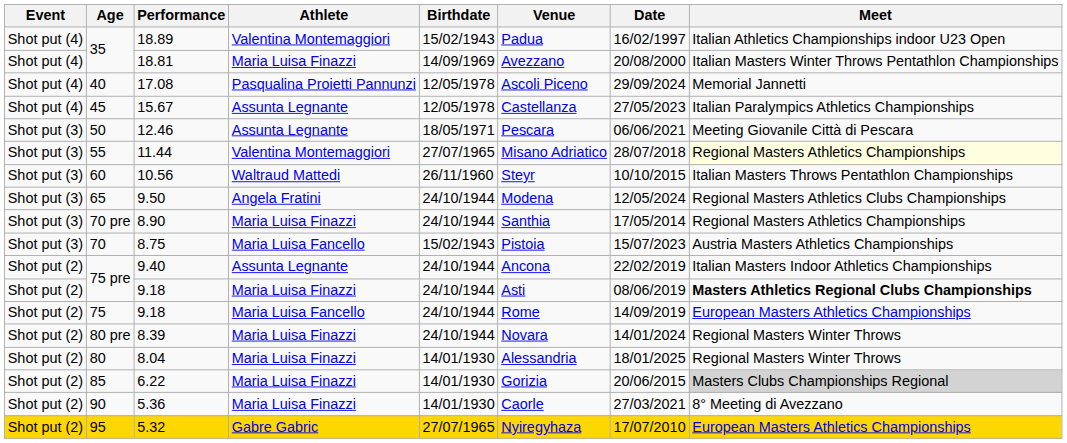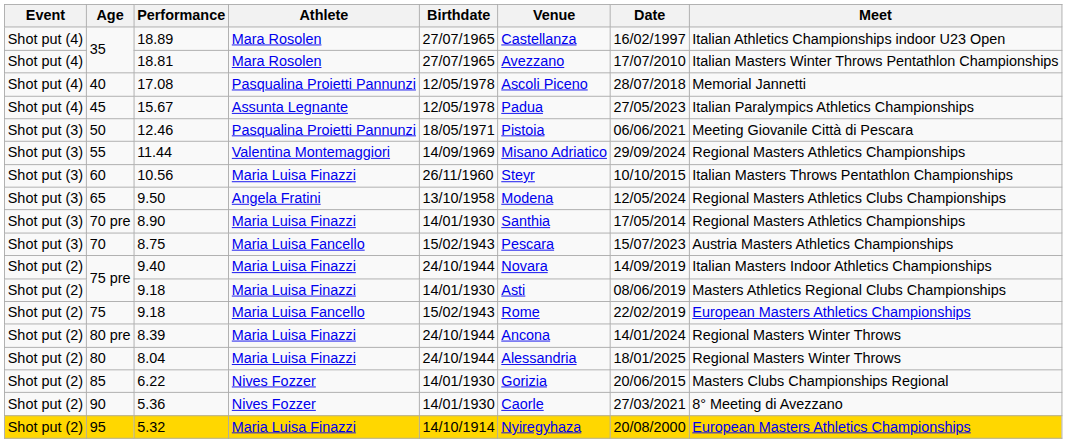(311, 38) Valentina Montemaggiori -> (277, 38) Mara Rosolen
(459, 38) 15/02/1943 -> (459, 38) 27/07/1965
(522, 38) Padua -> (539, 38) Castellanza
(294, 61) Maria Luisa Finazzi -> (277, 61) Mara Rosolen
(459, 61) 14/09/1969 -> (459, 61) 27/07/1965
(650, 61) 20/08/2000 -> (650, 61) 17/07/2010
(650, 84) 29/09/2024 -> (650, 84) 28/07/2018
(539, 107) Castellanza -> (522, 107) Padua
(290, 130) Assunta Legnante -> (324, 130) Pasqualina Proietti Pannunzi
(528, 130) Pescara -> (523, 130) Pistoia
(459, 152) 27/07/1965 -> (459, 152) 14/09/1969
(650, 152) 28/07/2018 -> (650, 152) 29/09/2024
(829, 152) lightyellow background -> (829, 152) no background
(286, 175) Waltraud Mattedi -> (294, 175) Maria Luisa Finazzi
(459, 198) 24/10/1944 -> (459, 198) 13/10/1958
(459, 221) 24/10/1944 -> (459, 221) 14/01/1930
(523, 244) Pistoia -> (528, 244) Pescara
(290, 267) Assunta Legnante -> (294, 267) Maria Luisa Finazzi
(526, 267) Ancona -> (524, 267) Novara
(650, 267) 22/02/2019 -> (650, 267) 14/09/2019
(459, 289) 24/10/1944 -> (459, 289) 14/01/1930
(862, 289) bold -> (849, 289) normal
(459, 312) 24/10/1944 -> (459, 312) 15/02/1943
(650, 312) 14/09/2019 -> (650, 312) 22/02/2019
(524, 335) Novara -> (526, 335) Ancona
(459, 358) 14/01/1930 -> (459, 358) 24/10/1944
(294, 381) Maria Luisa Finazzi -> (274, 381) Nives Fozzer
(820, 381) lightgrey background -> (820, 381) no background
(294, 404) Maria Luisa Finazzi -> (274, 404) Nives Fozzer
(275, 426) Gabre Gabric -> (294, 426) Maria Luisa Finazzi
(459, 426) 27/07/1965 -> (459, 426) 14/10/1914
(650, 426) 17/07/2010 -> (650, 426) 20/08/2000
